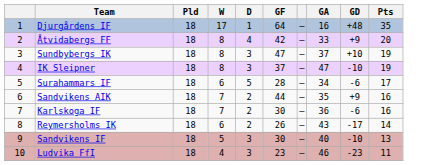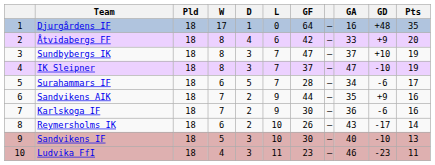+ column: (277, 11)
